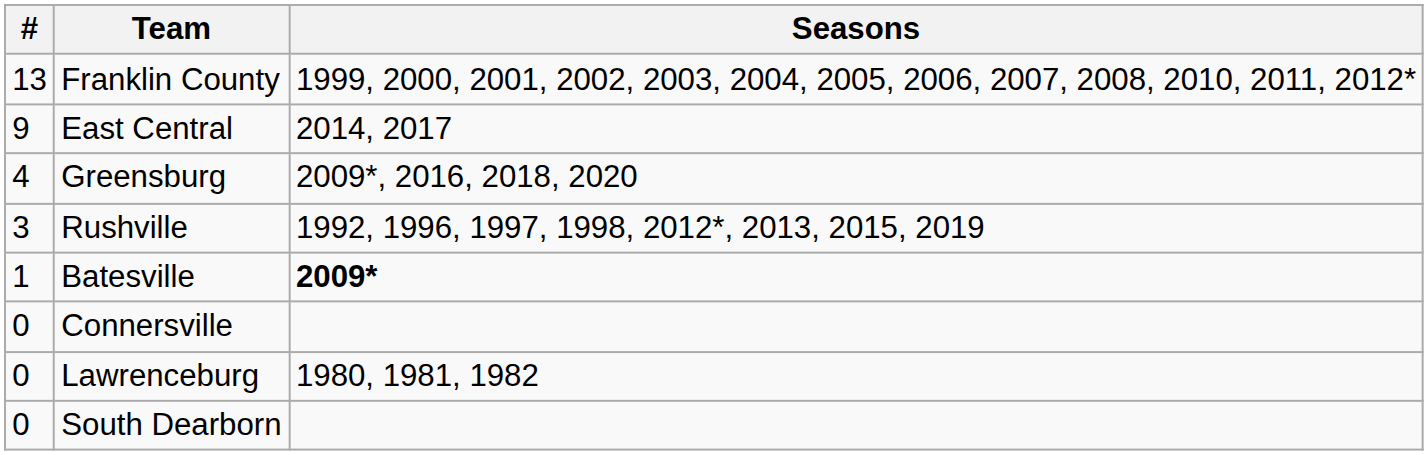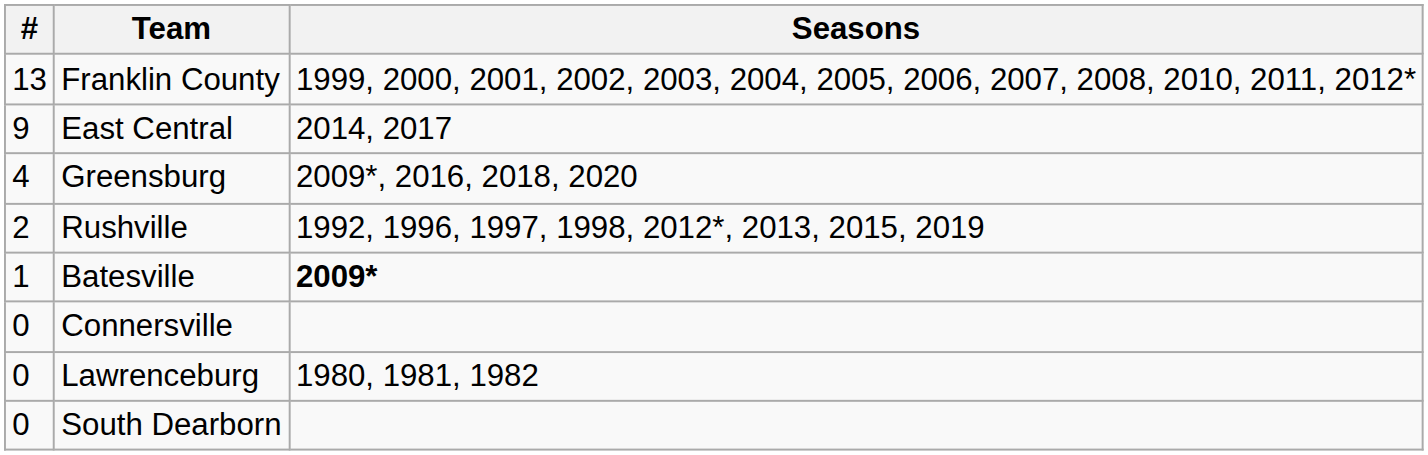(21, 227) 3 -> (21, 227) 2
